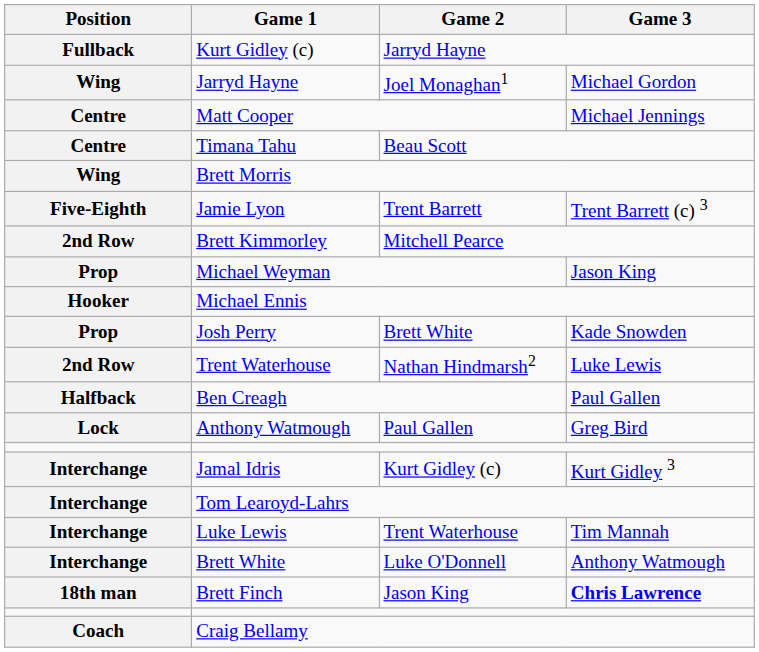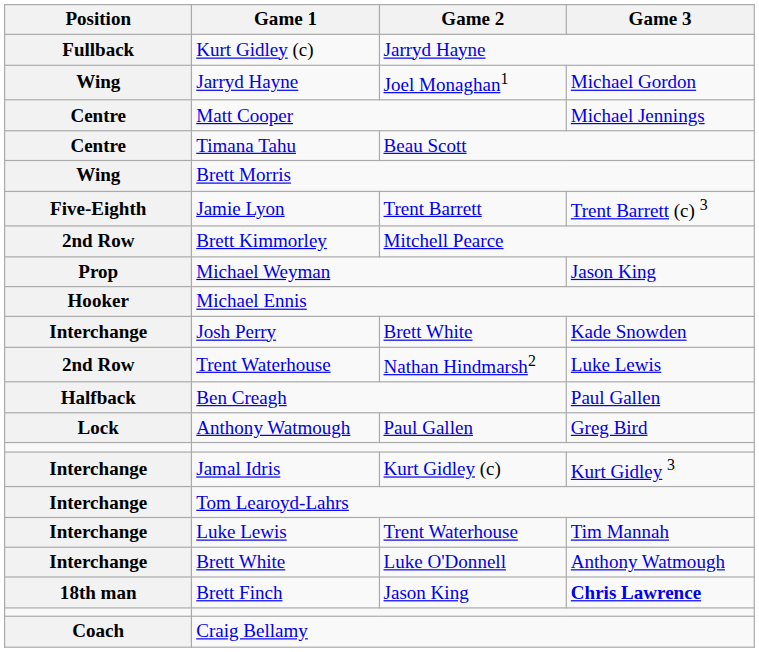(98, 331) Prop -> (98, 331) Interchange
